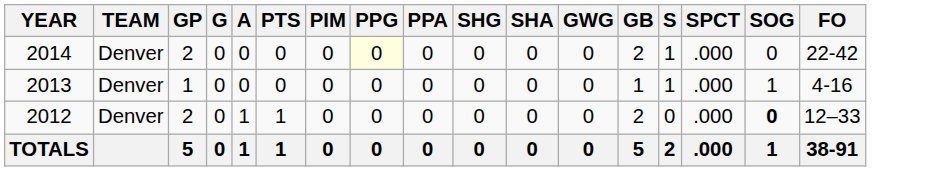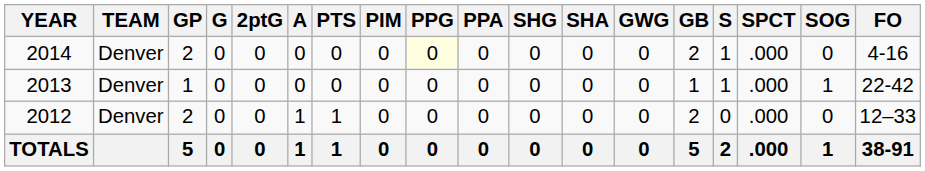+ column: (260, 20)
(832, 52) 22-42 -> (888, 52) 4-16
(832, 85) 4-16 -> (888, 85) 22-42
(772, 117) bold -> (828, 117) normal
